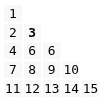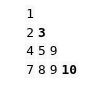(32, 51) 6 -> (42, 51) 5
(52, 51) 6 -> (54, 51) 9
(71, 70) normal -> (69, 70) bold
- row: (13, 89)
